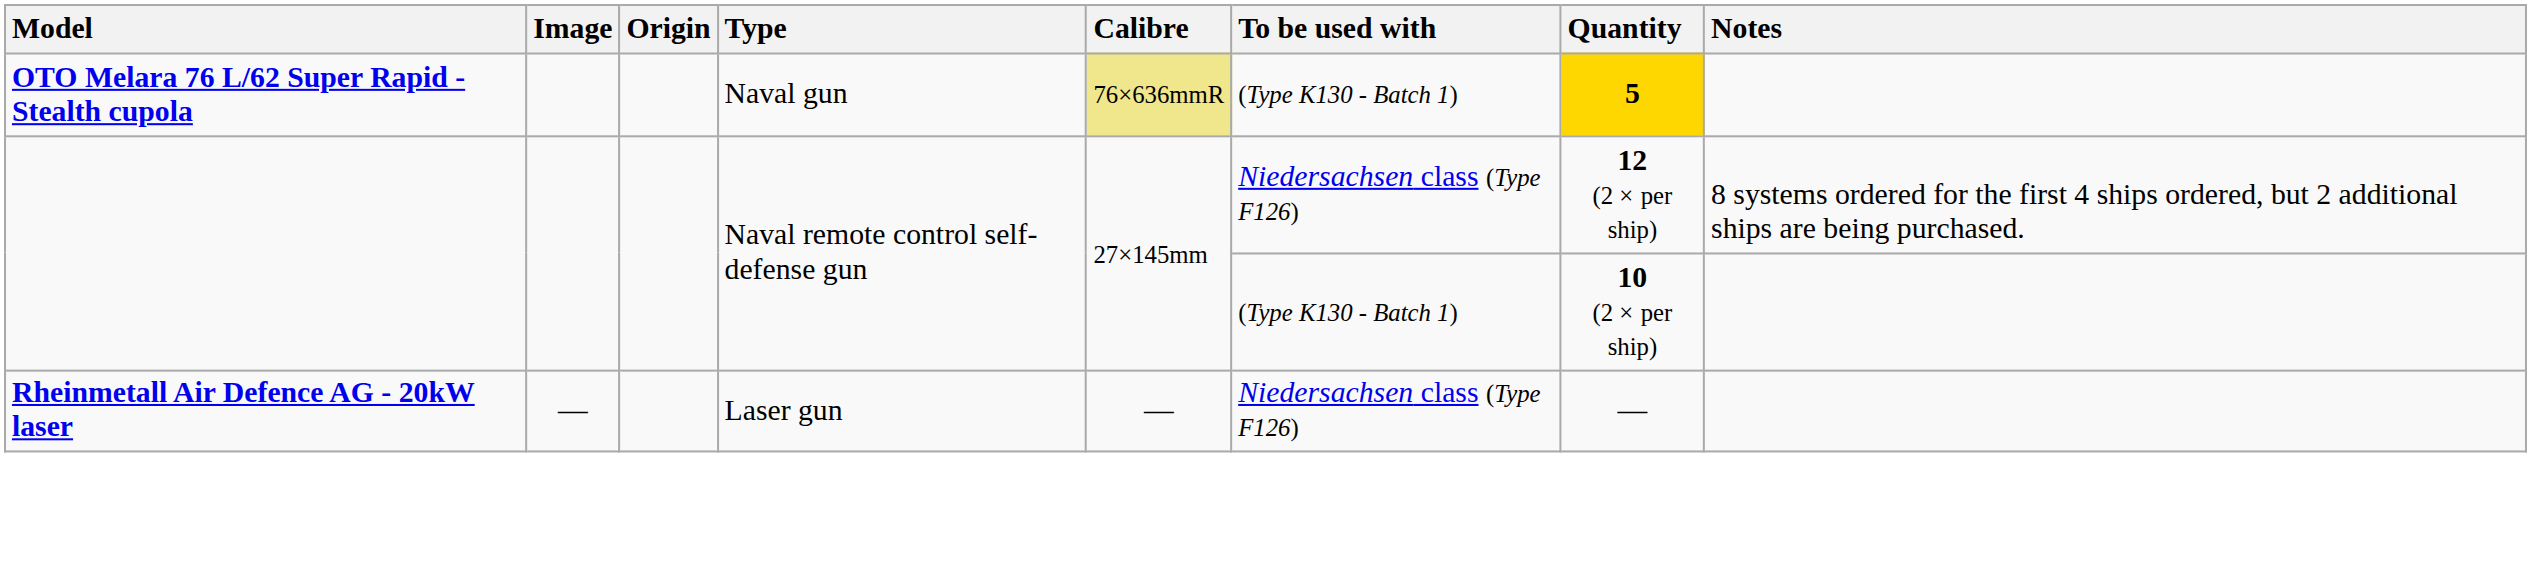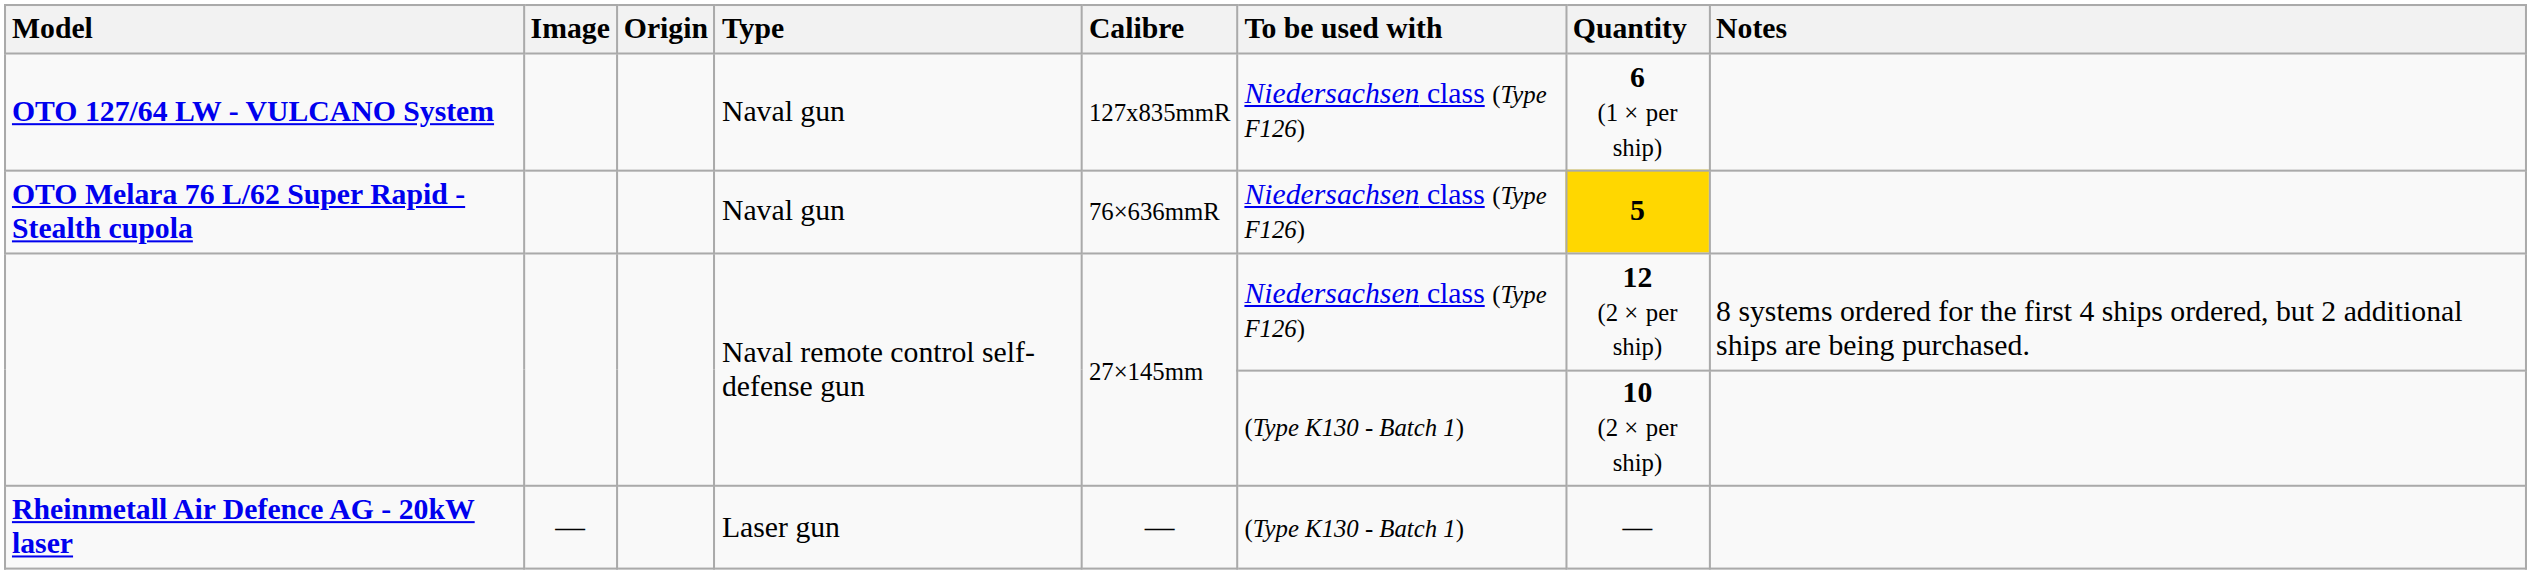+ row: (253, 110)
(1159, 95) khaki background -> (1154, 212) no background
(1348, 95) (Type K130 - Batch 1) -> (1396, 210) Niedersachsen class (Type F126)
(1389, 410) Niedersachsen class (Type F126) -> (1354, 529) (Type K130 - Batch 1)
